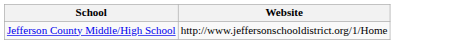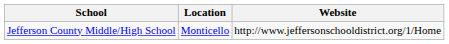+ column: (205, 13)
